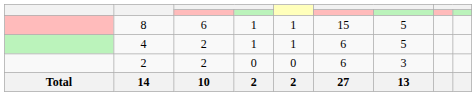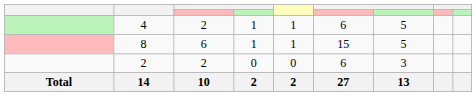rows swapped: (144, 25) <-> (144, 44)
